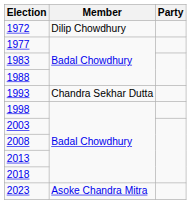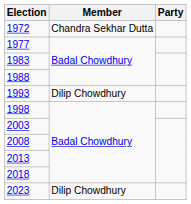(89, 28) Dilip Chowdhury -> (102, 28) Chandra Sekhar Dutta
(102, 93) Chandra Sekhar Dutta -> (89, 93) Dilip Chowdhury
(99, 191) Asoke Chandra Mitra -> (89, 191) Dilip Chowdhury
